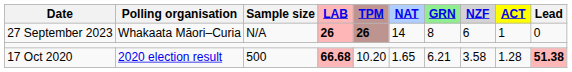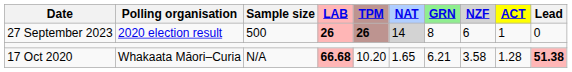(179, 33) Whakaata Māori–Curia -> (170, 33) 2020 election result
(256, 33) N/A -> (256, 33) 500
(398, 33) no background -> (398, 33) lightgrey background
(170, 57) 2020 election result -> (179, 57) Whakaata Māori–Curia
(256, 57) 500 -> (256, 57) N/A
